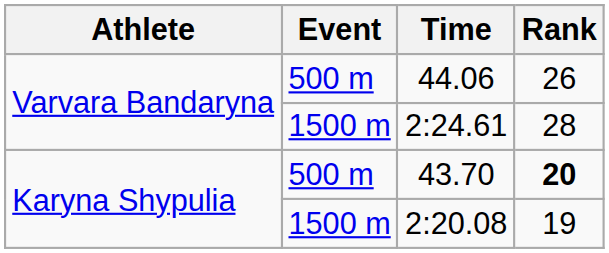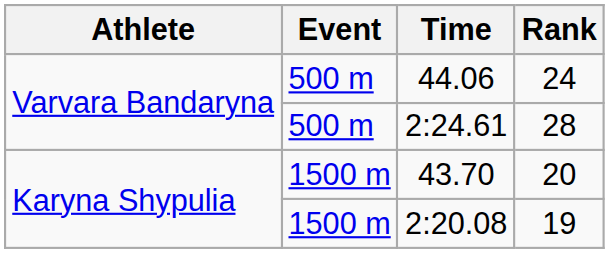(559, 78) 26 -> (559, 78) 24
(340, 127) 1500 m -> (331, 127) 500 m
(331, 175) 500 m -> (340, 175) 1500 m
(559, 175) bold -> (559, 175) normal
